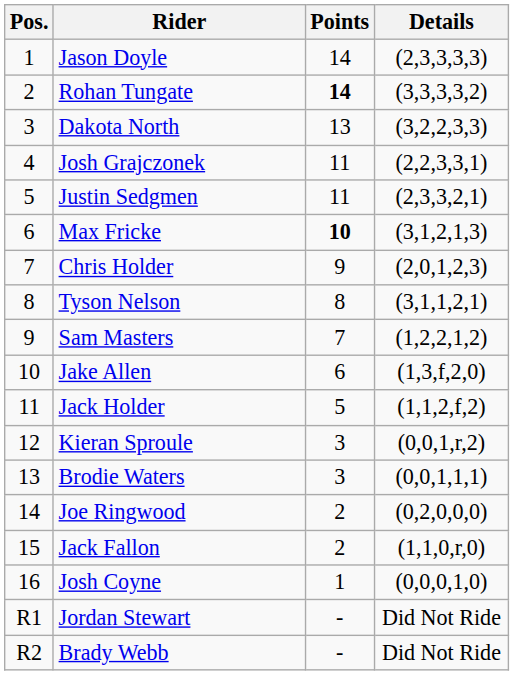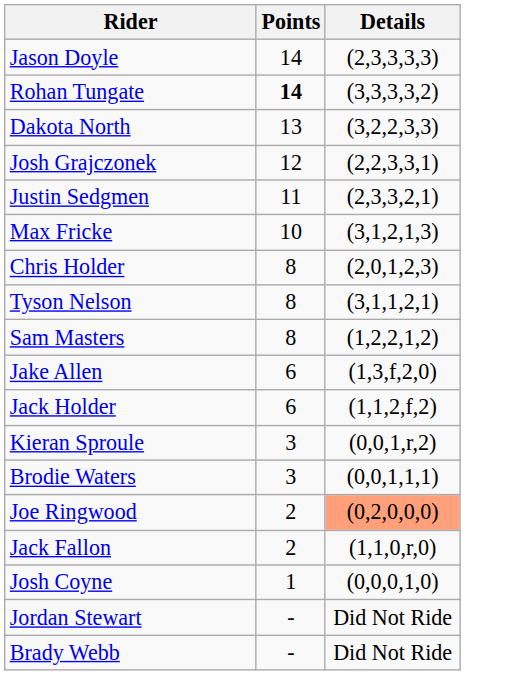- column: (29, 22)
(340, 162) 11 -> (291, 162) 12
(340, 232) bold -> (291, 232) normal
(340, 267) 9 -> (291, 267) 8
(340, 337) 7 -> (291, 337) 8
(340, 407) 5 -> (291, 407) 6
(441, 512) no background -> (393, 512) lightsalmon background
